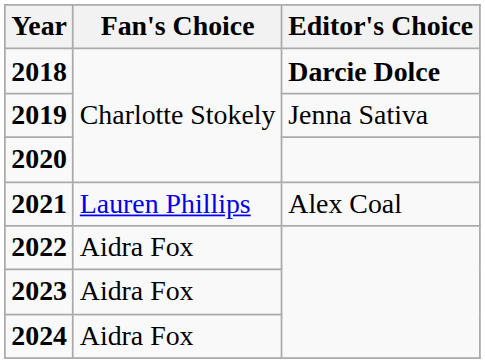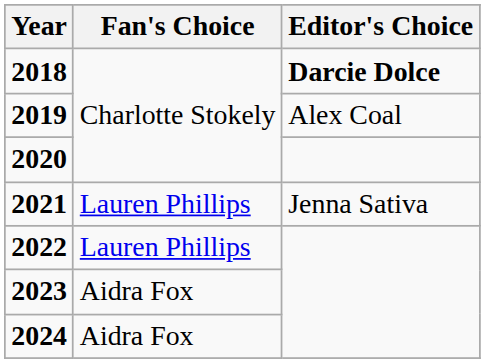(358, 114) Jenna Sativa -> (345, 114) Alex Coal
(345, 203) Alex Coal -> (358, 203) Jenna Sativa
(137, 247) Aidra Fox -> (165, 247) Lauren Phillips
